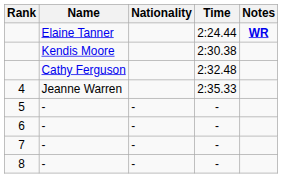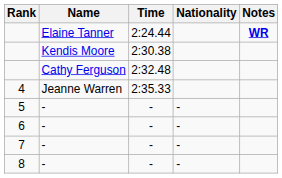columns swapped: (161, 13) <-> (217, 13)
